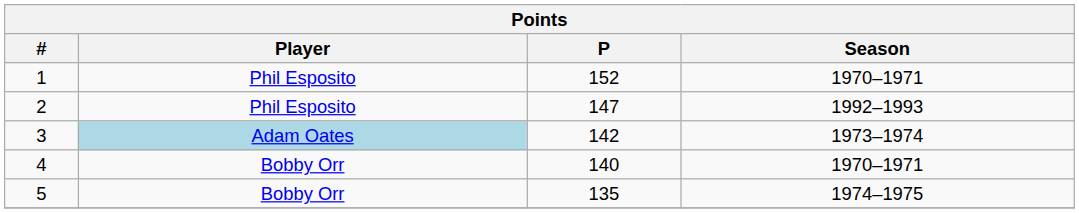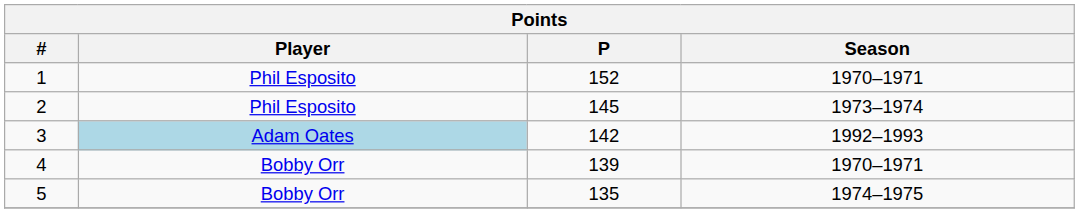(604, 107) 147 -> (604, 107) 145
(877, 107) 1992–1993 -> (877, 107) 1973–1974
(877, 136) 1973–1974 -> (877, 136) 1992–1993
(604, 165) 140 -> (604, 165) 139
